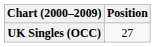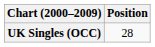(127, 32) 27 -> (127, 32) 28
